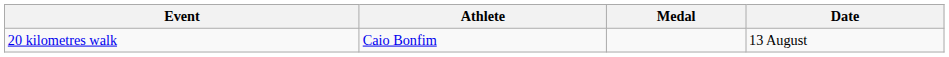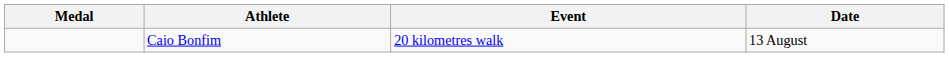columns swapped: (676, 16) <-> (182, 16)
